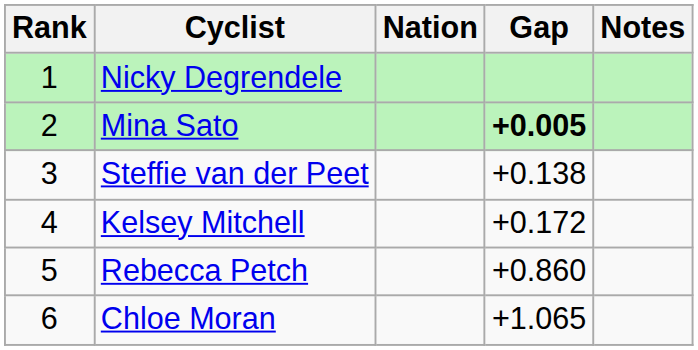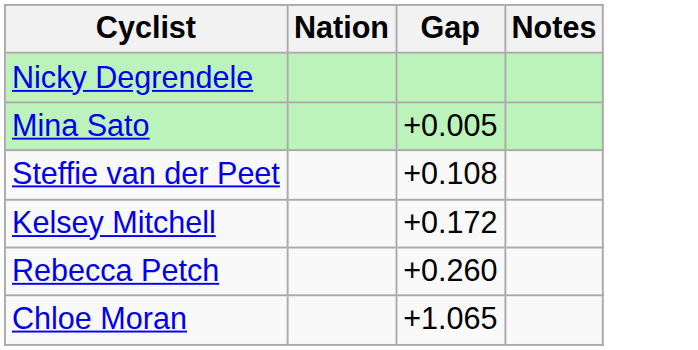- column: (49, 28)
(539, 125) bold -> (450, 125) normal
(539, 174) +0.138 -> (450, 174) +0.108
(539, 271) +0.860 -> (450, 271) +0.260
